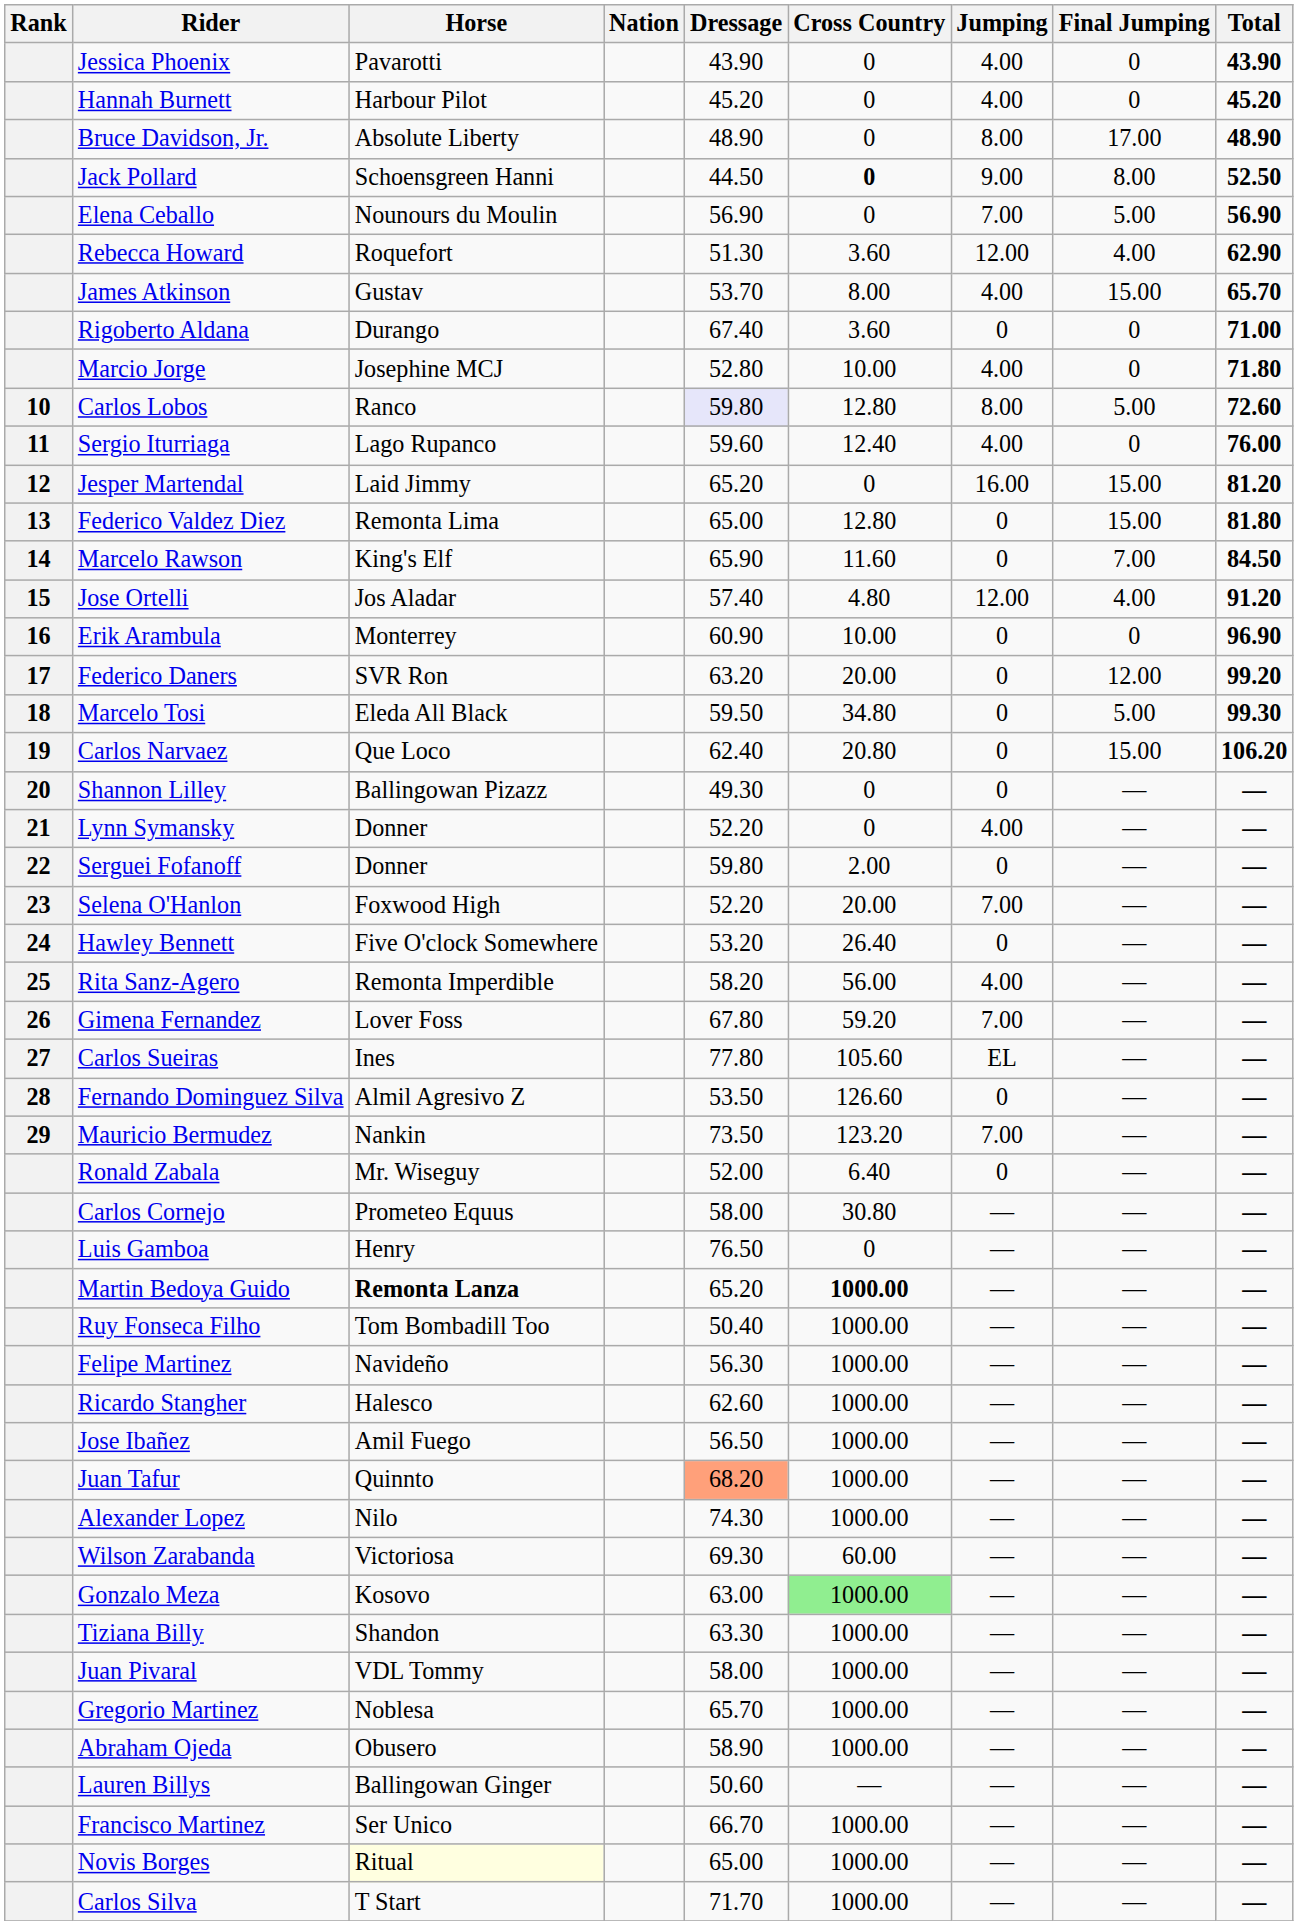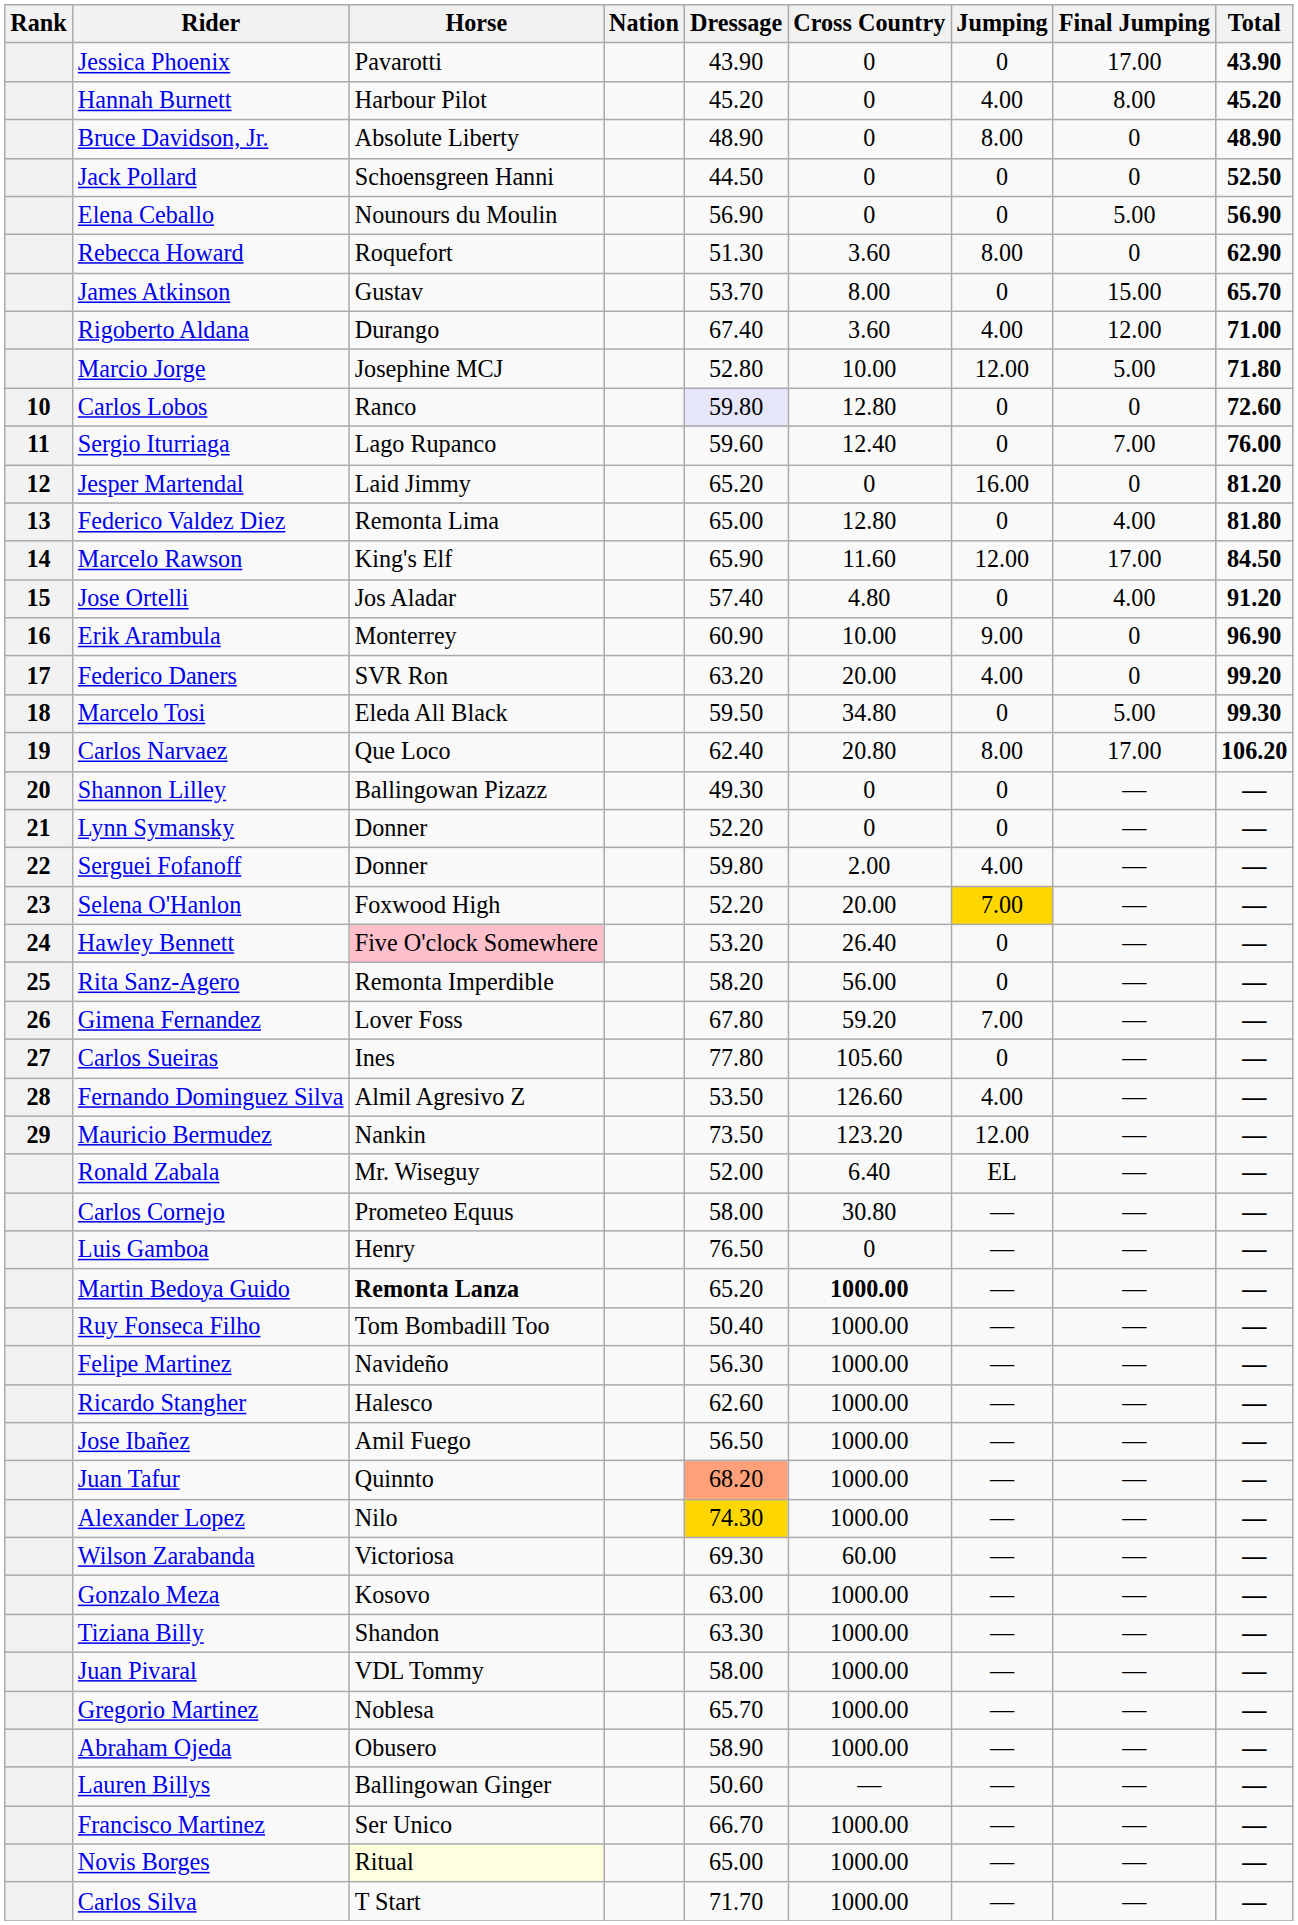(1002, 61) 4.00 -> (1002, 61) 0
(1134, 61) 0 -> (1134, 61) 17.00
(1134, 100) 0 -> (1134, 100) 8.00
(1134, 138) 17.00 -> (1134, 138) 0
(869, 176) bold -> (869, 176) normal
(1002, 176) 9.00 -> (1002, 176) 0
(1134, 176) 8.00 -> (1134, 176) 0
(1002, 215) 7.00 -> (1002, 215) 0
(1002, 253) 12.00 -> (1002, 253) 8.00
(1134, 253) 4.00 -> (1134, 253) 0
(1002, 291) 4.00 -> (1002, 291) 0
(1002, 330) 0 -> (1002, 330) 4.00
(1134, 330) 0 -> (1134, 330) 12.00
(1002, 368) 4.00 -> (1002, 368) 12.00
(1134, 368) 0 -> (1134, 368) 5.00
(1002, 406) 8.00 -> (1002, 406) 0
(1134, 406) 5.00 -> (1134, 406) 0
(1002, 445) 4.00 -> (1002, 445) 0
(1134, 445) 0 -> (1134, 445) 7.00
(1134, 483) 15.00 -> (1134, 483) 0
(1134, 521) 15.00 -> (1134, 521) 4.00
(1002, 560) 0 -> (1002, 560) 12.00
(1134, 560) 7.00 -> (1134, 560) 17.00
(1002, 598) 12.00 -> (1002, 598) 0
(1002, 636) 0 -> (1002, 636) 9.00
(1002, 675) 0 -> (1002, 675) 4.00
(1134, 675) 12.00 -> (1134, 675) 0
(1002, 751) 0 -> (1002, 751) 8.00
(1134, 751) 15.00 -> (1134, 751) 17.00
(1002, 828) 4.00 -> (1002, 828) 0
(1002, 866) 0 -> (1002, 866) 4.00
(1002, 904) no background -> (1002, 904) gold background
(476, 943) no background -> (476, 943) pink background
(1002, 981) 4.00 -> (1002, 981) 0
(1002, 1058) EL -> (1002, 1058) 0
(1002, 1096) 0 -> (1002, 1096) 4.00
(1002, 1134) 7.00 -> (1002, 1134) 12.00
(1002, 1173) 0 -> (1002, 1173) EL
(736, 1517) no background -> (736, 1517) gold background
(869, 1594) lightgreen background -> (869, 1594) no background
